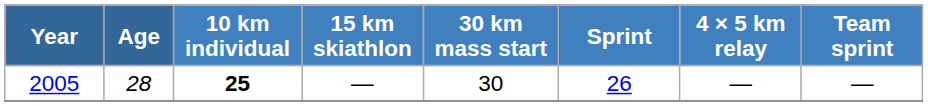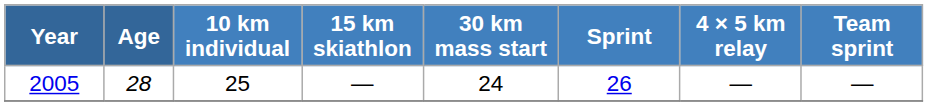(238, 84) bold -> (238, 84) normal
(491, 84) 30 -> (491, 84) 24
